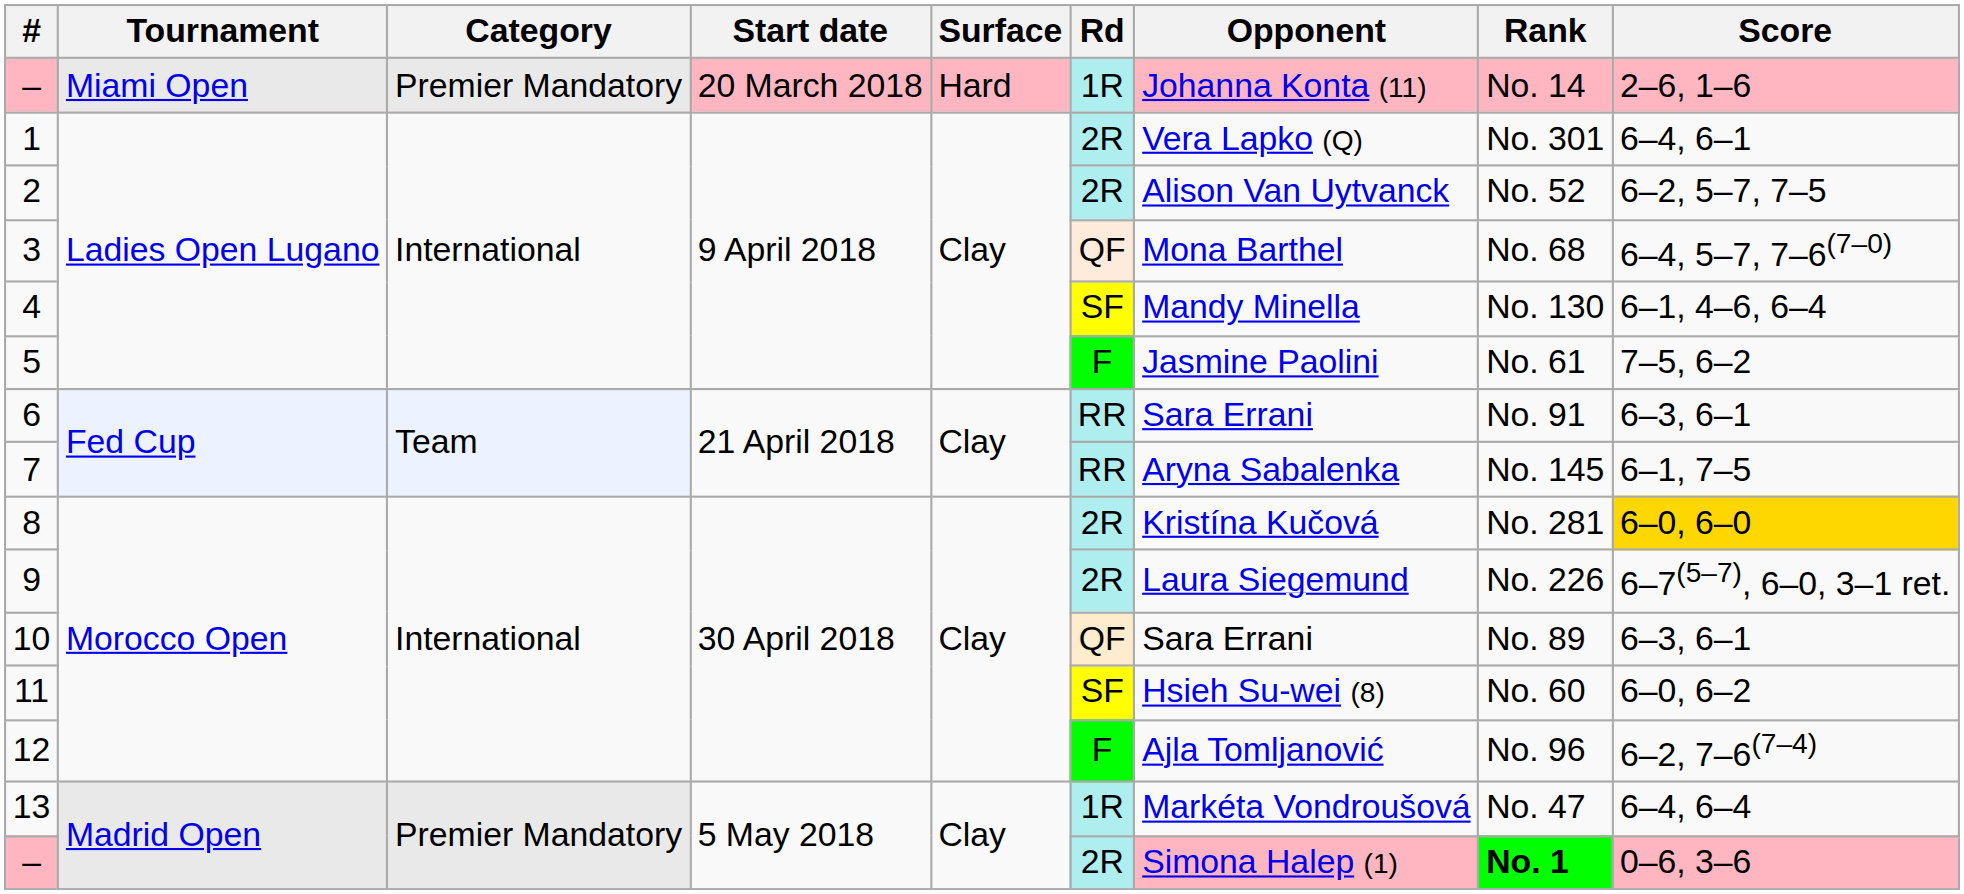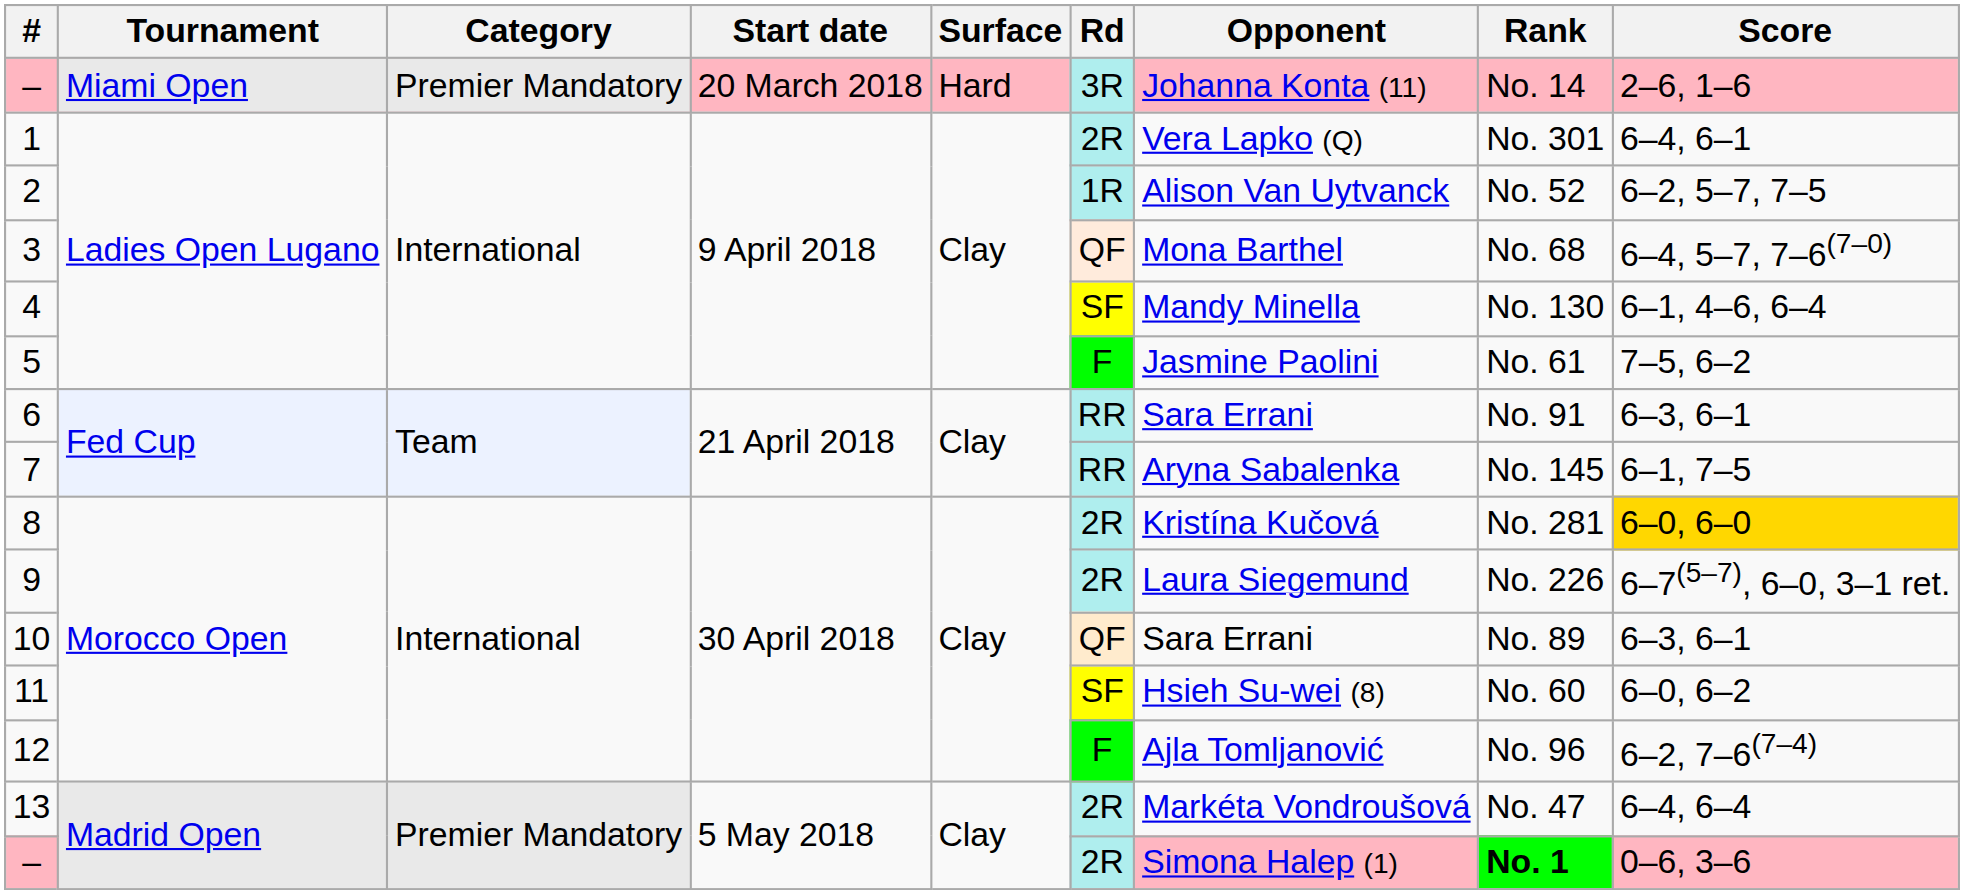(1102, 84) 1R -> (1102, 84) 3R
(1102, 191) 2R -> (1102, 191) 1R
(1102, 808) 1R -> (1102, 808) 2R
